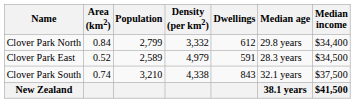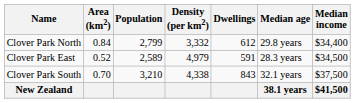(102, 74) 0.74 -> (102, 74) 0.70
